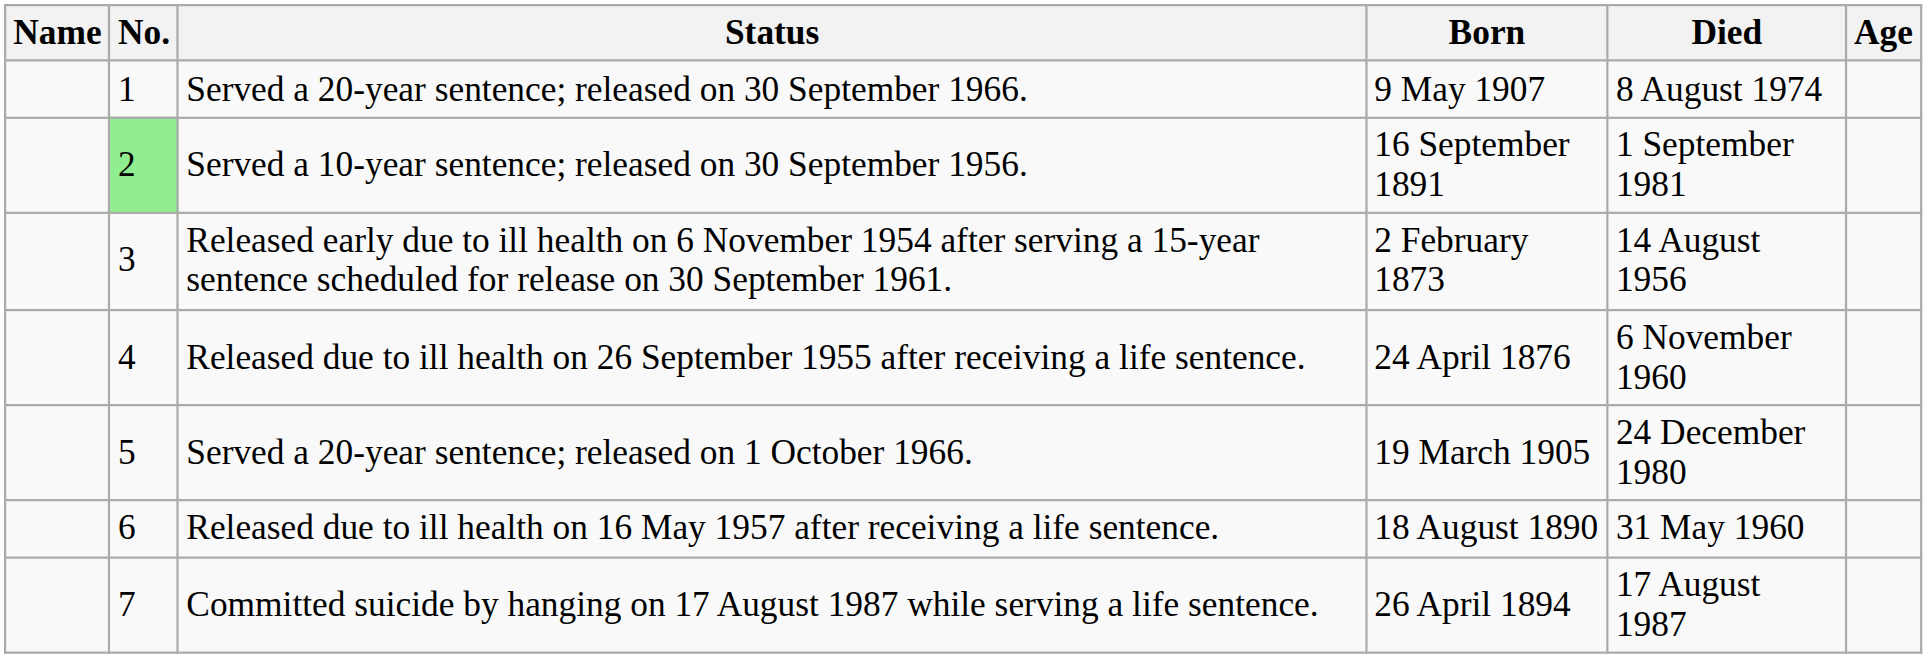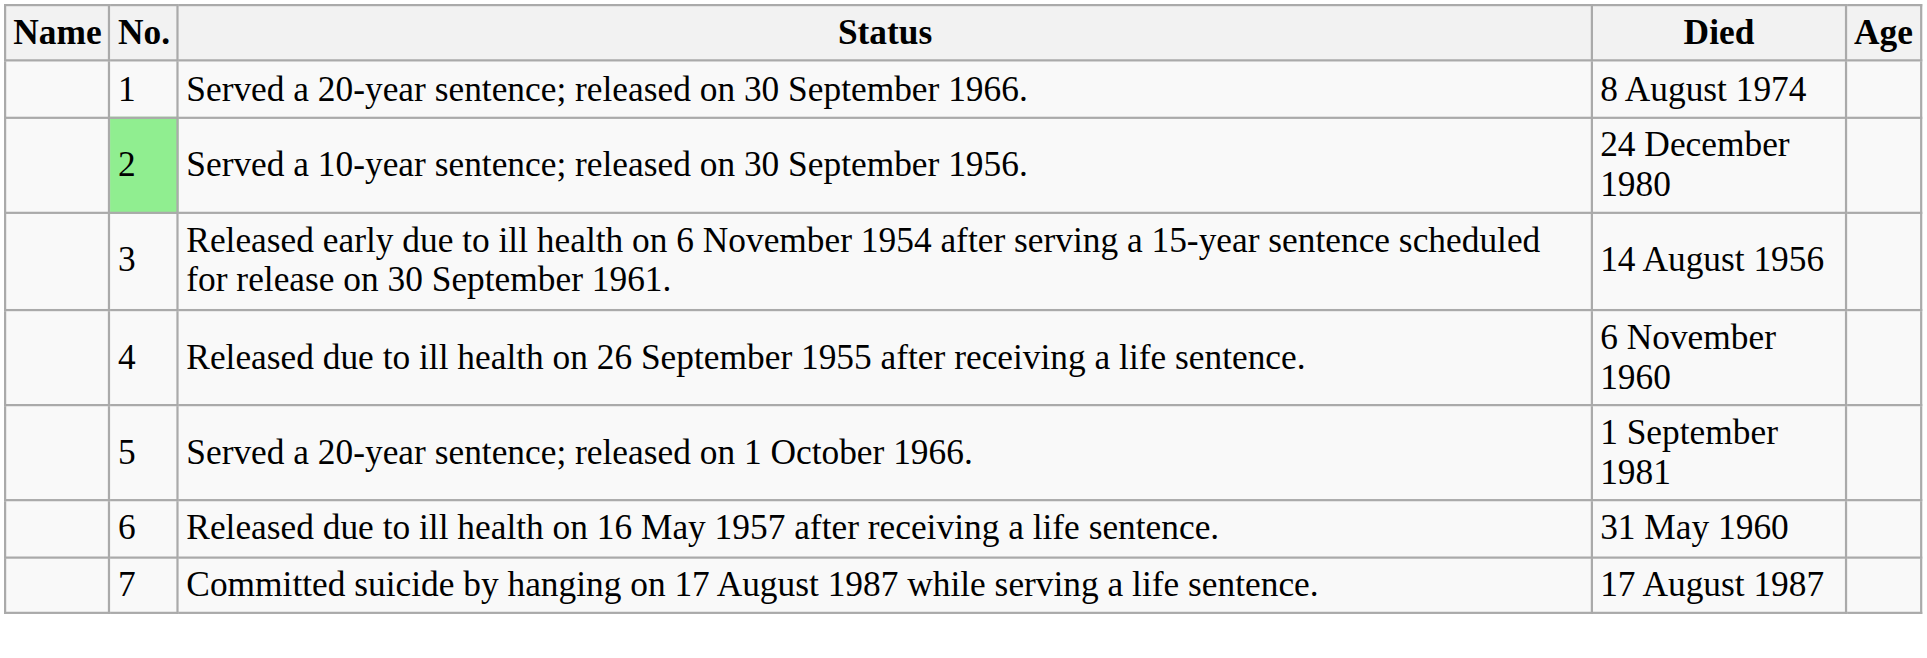- column: (1487, 32)
(1705, 164) 1 September 1981 -> (1695, 164) 24 December 1980
(1711, 452) 24 December 1980 -> (1689, 452) 1 September 1981
